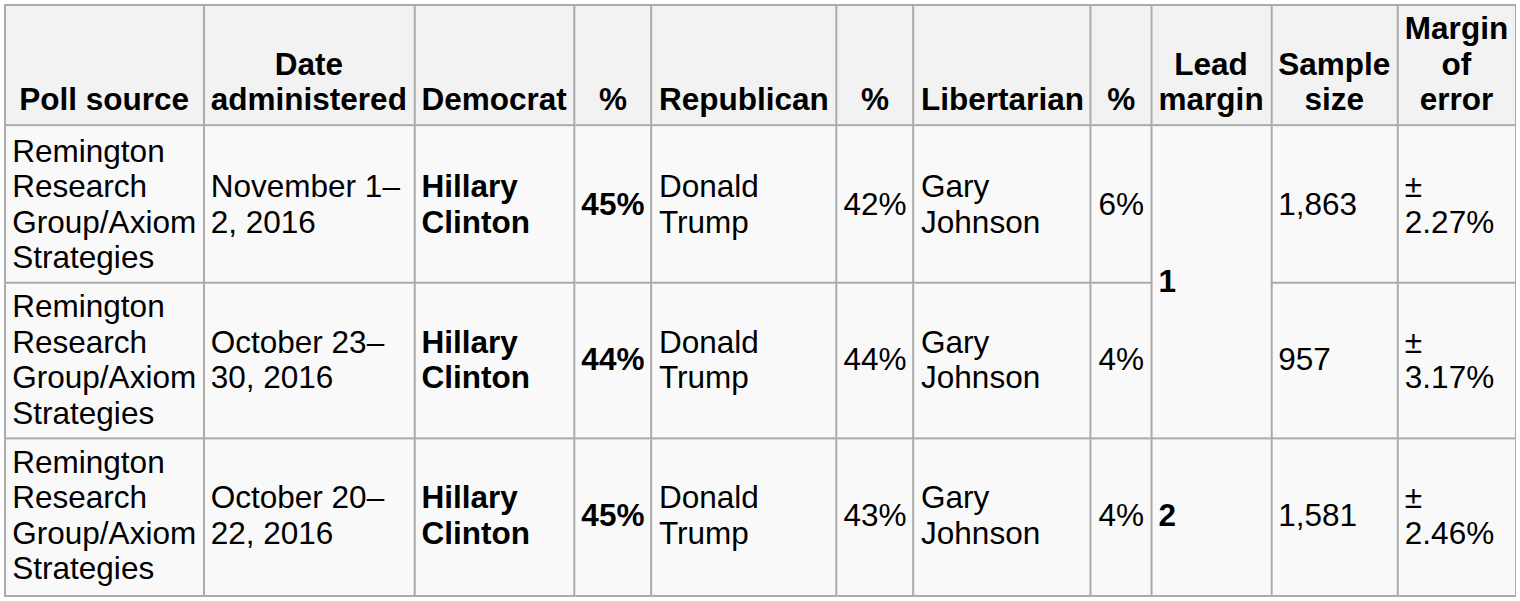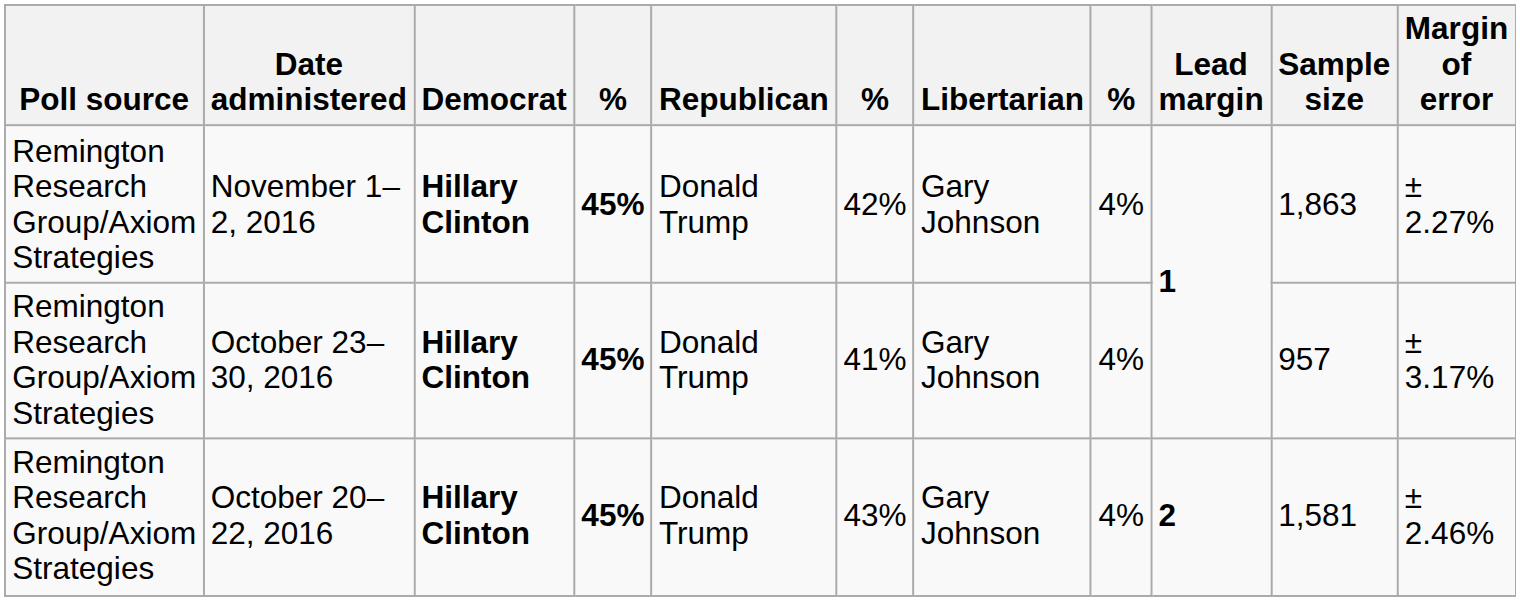(1121, 203) 6% -> (1121, 203) 4%
(613, 359) 44% -> (613, 359) 45%
(875, 359) 44% -> (875, 359) 41%
